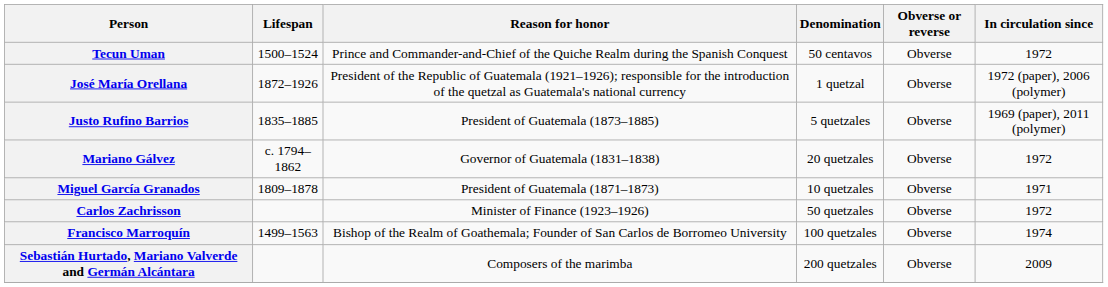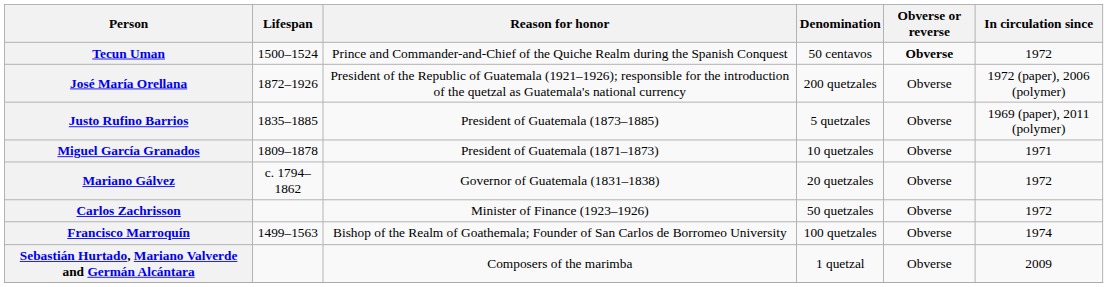(929, 53) normal -> (929, 53) bold
(840, 83) 1 quetzal -> (840, 83) 200 quetzales
rows swapped: (129, 189) <-> (129, 159)
(840, 263) 200 quetzales -> (840, 263) 1 quetzal
